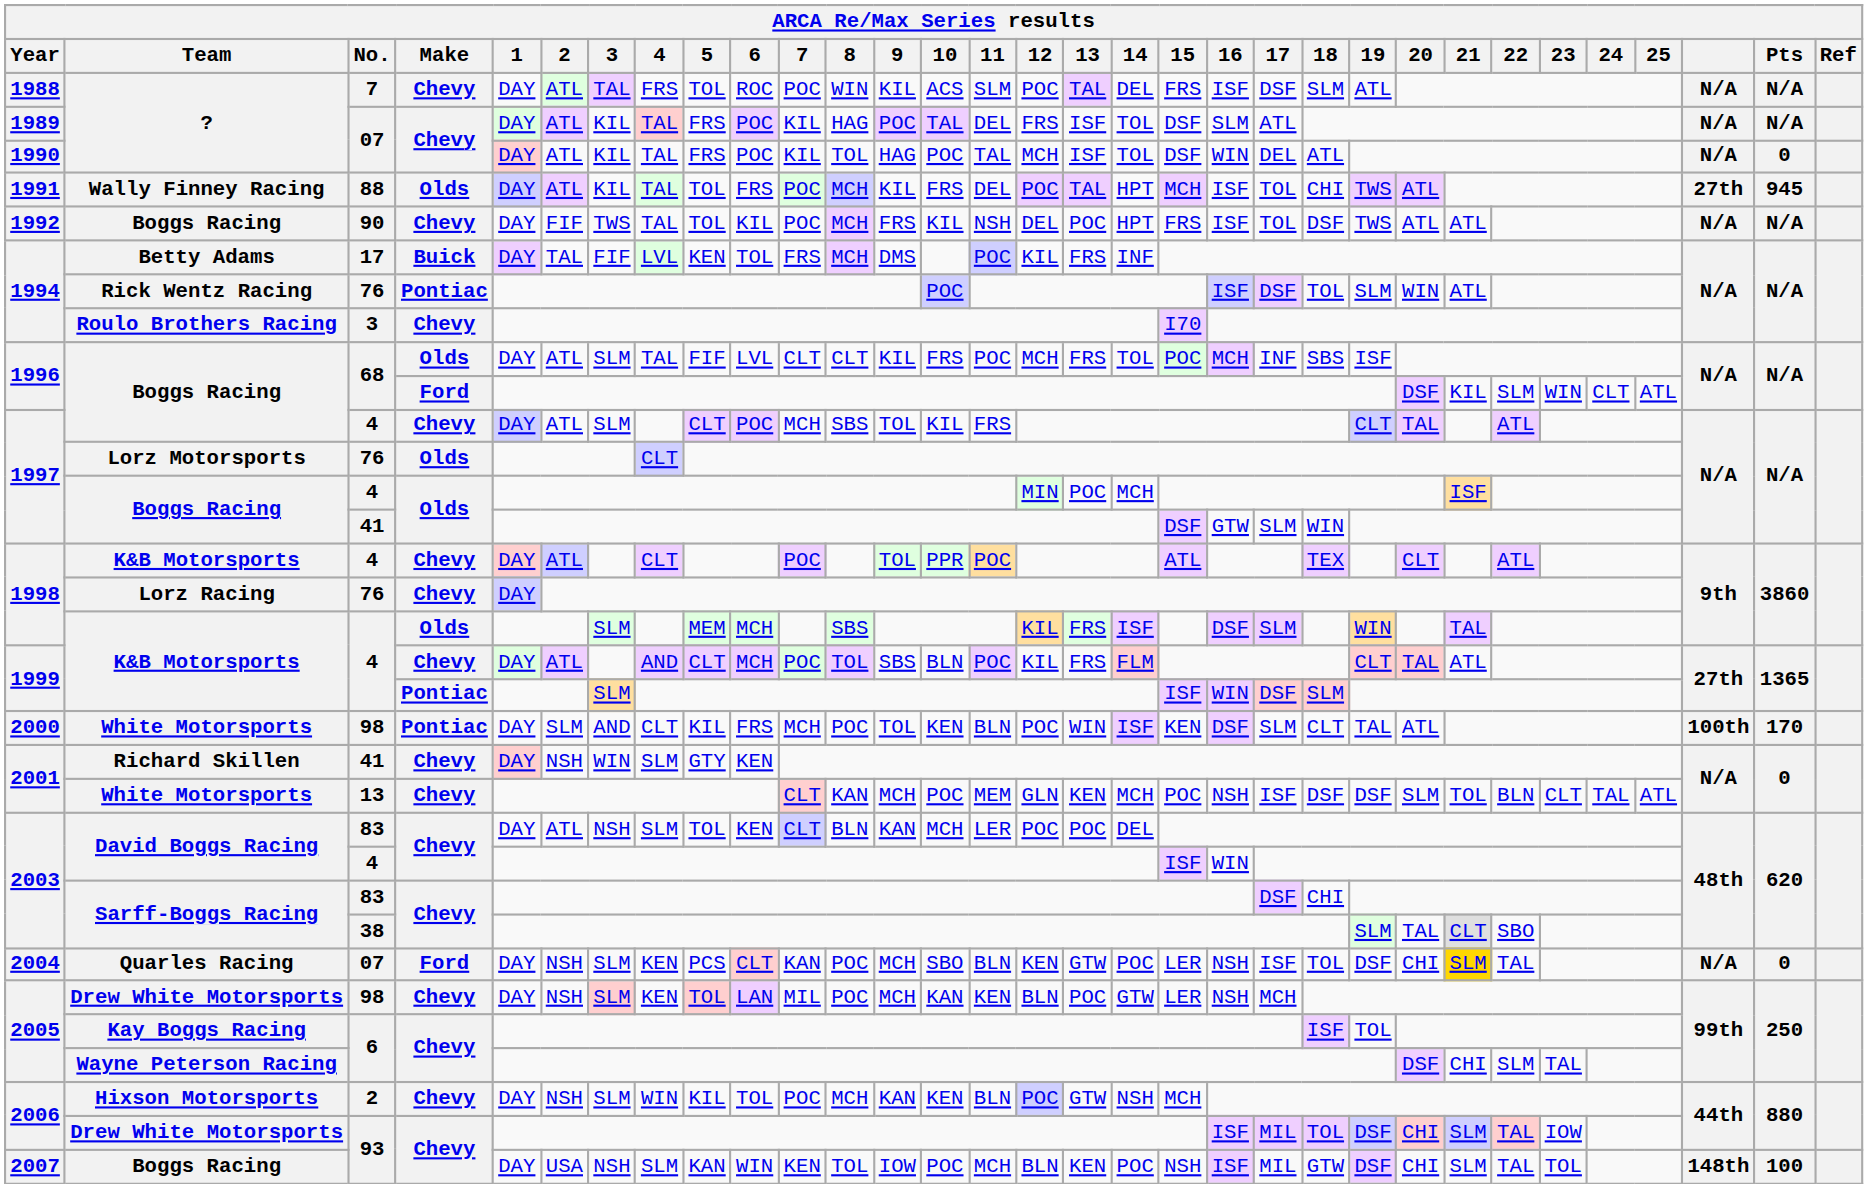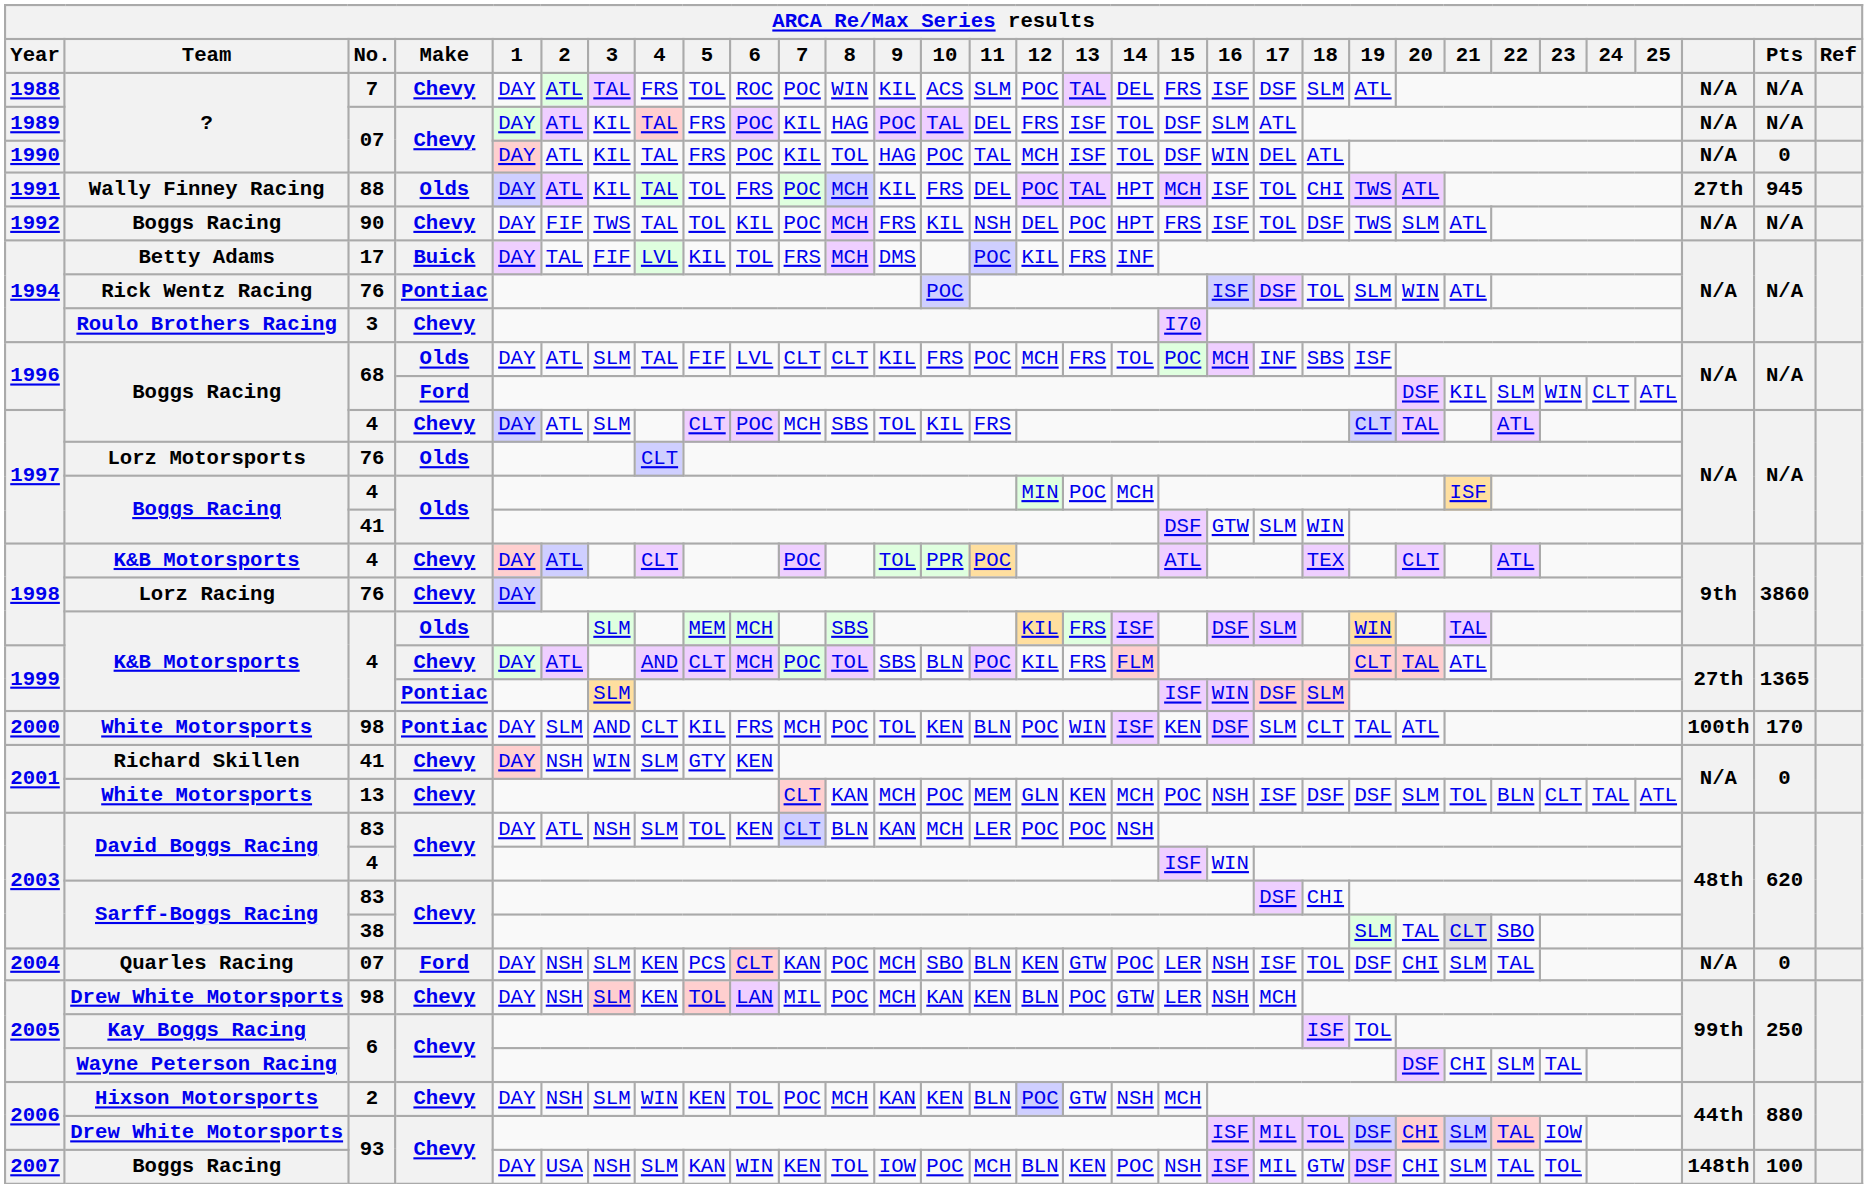(1421, 224) ATL -> (1421, 224) SLM
(707, 257) KEN -> (707, 257) KIL
(1135, 829) DEL -> (1135, 829) NSH
(1468, 964) gold background -> (1468, 964) no background
(707, 1099) KIL -> (707, 1099) KEN
